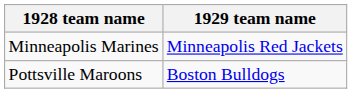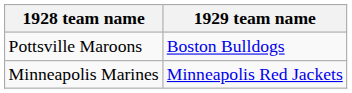rows swapped: (84, 46) <-> (75, 74)
